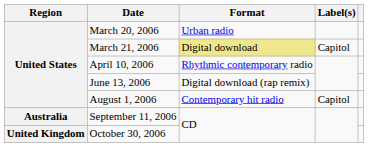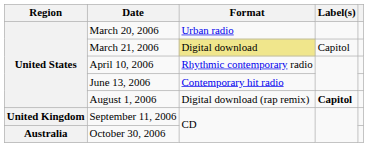(245, 82) Digital download (rap remix) -> (233, 82) Contemporary hit radio
(233, 99) Contemporary hit radio -> (245, 99) Digital download (rap remix)
(334, 99) normal -> (335, 99) bold
(46, 116) Australia -> (46, 116) United Kingdom
(46, 133) United Kingdom -> (46, 133) Australia
